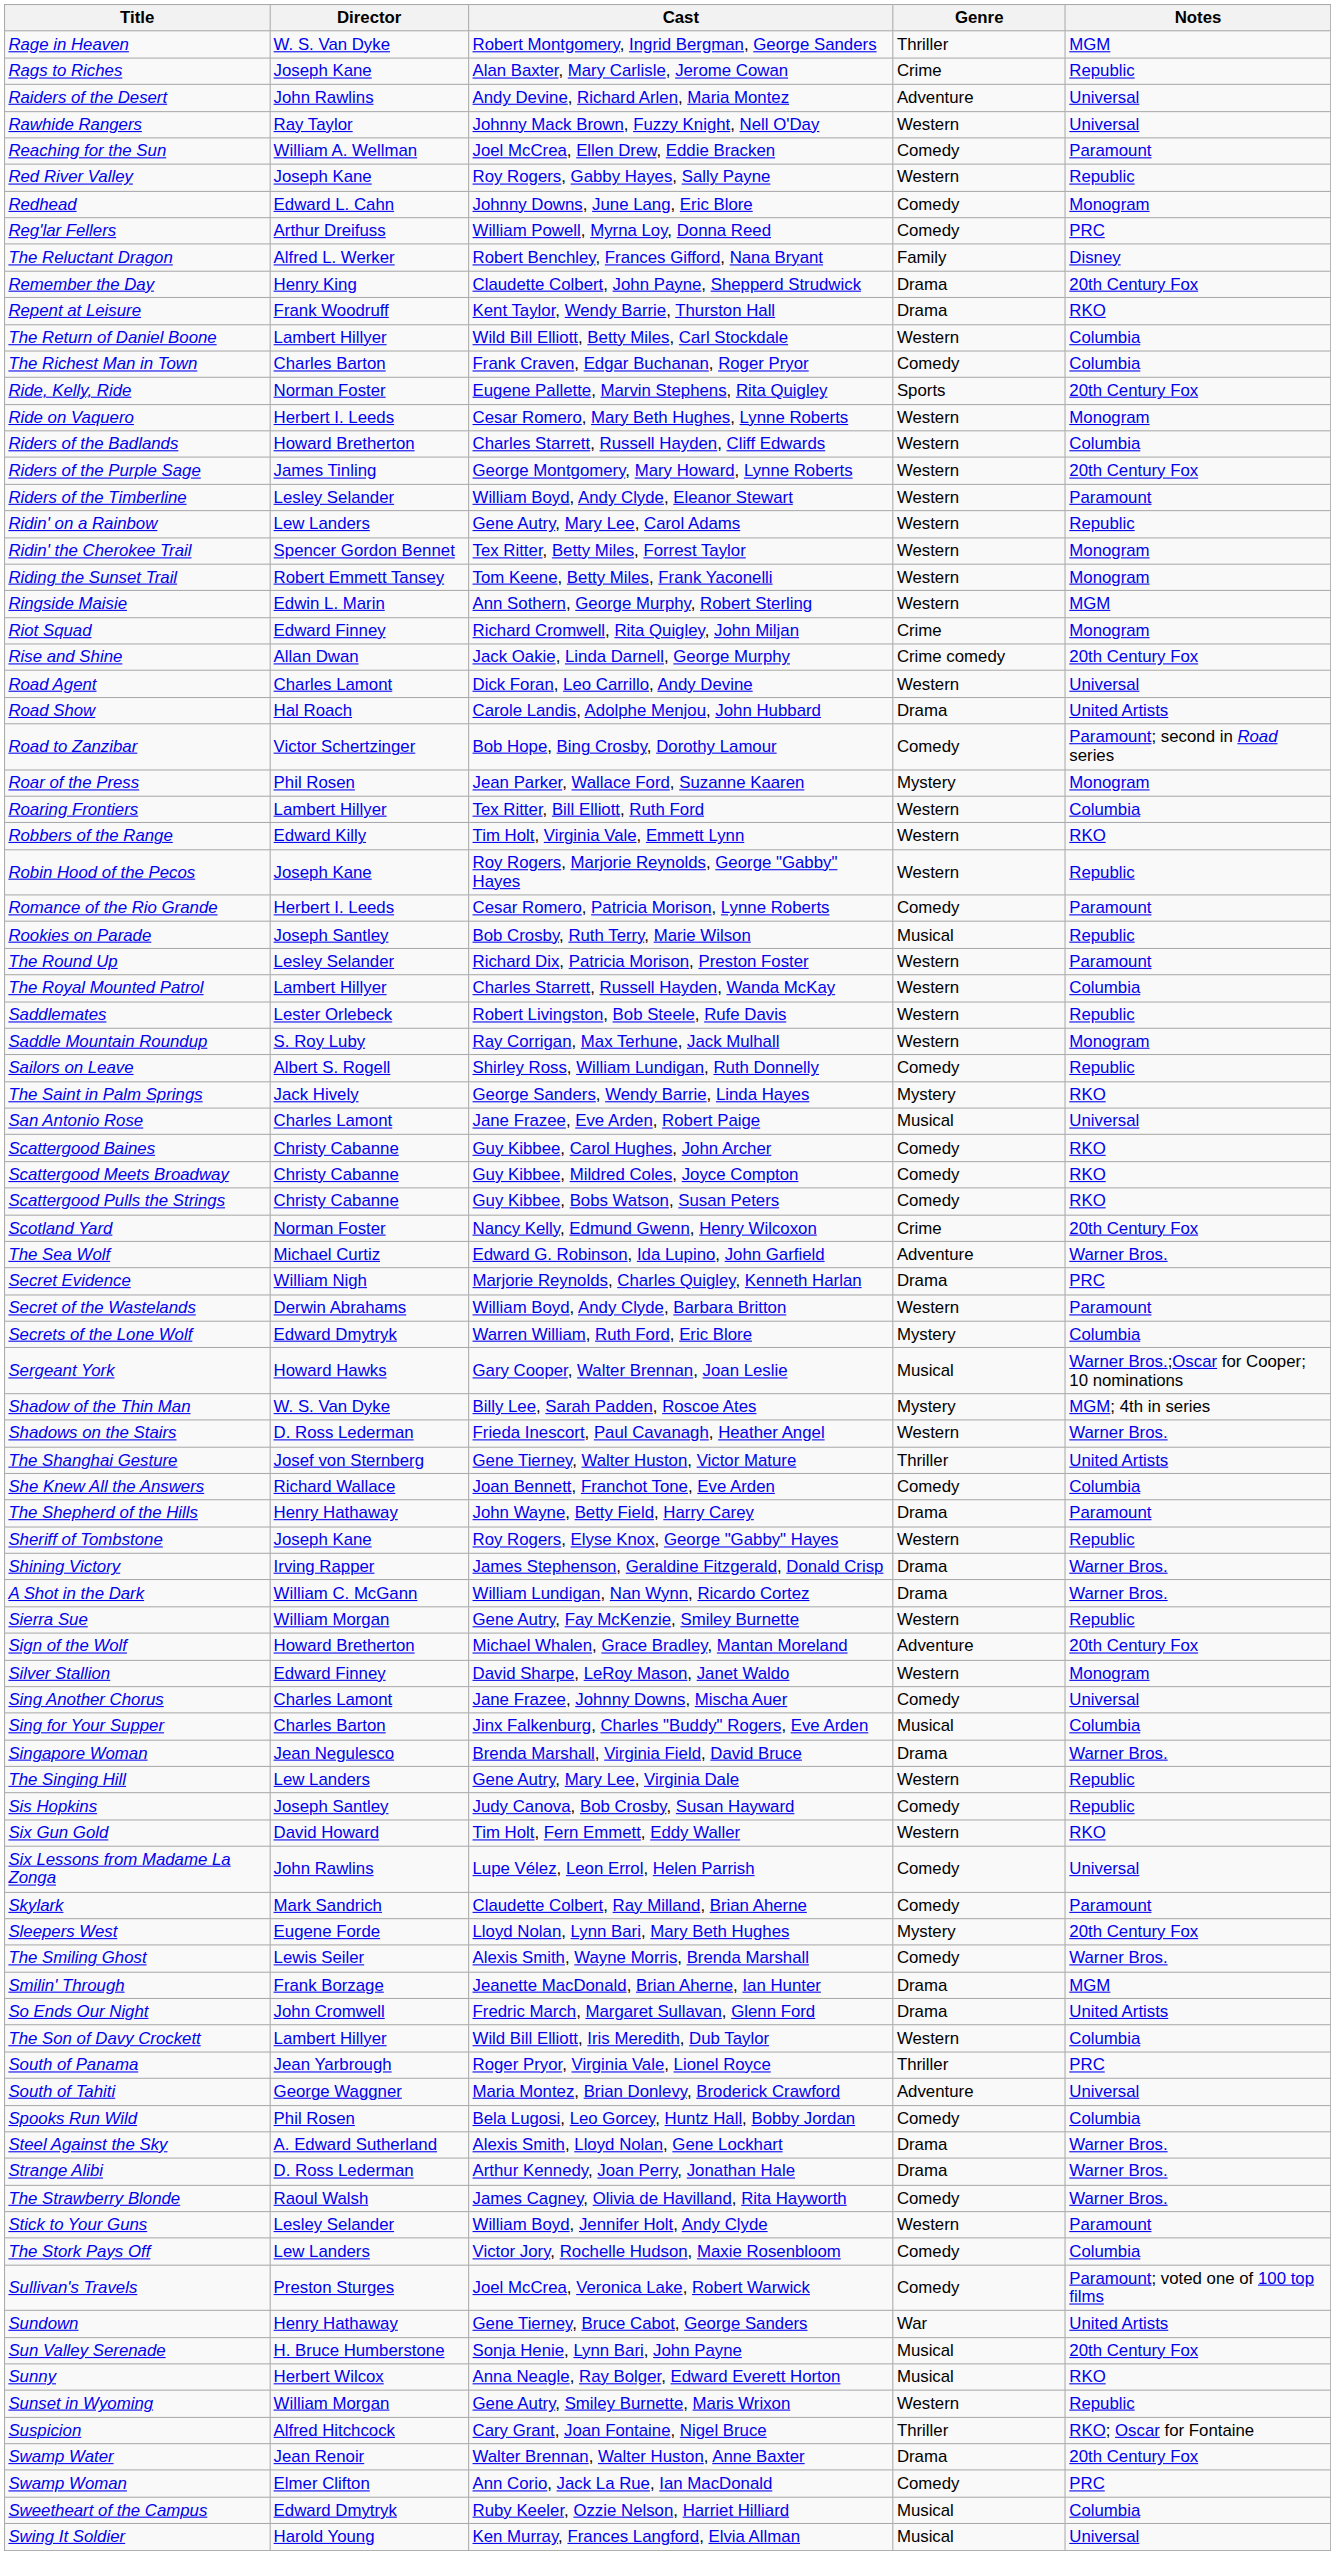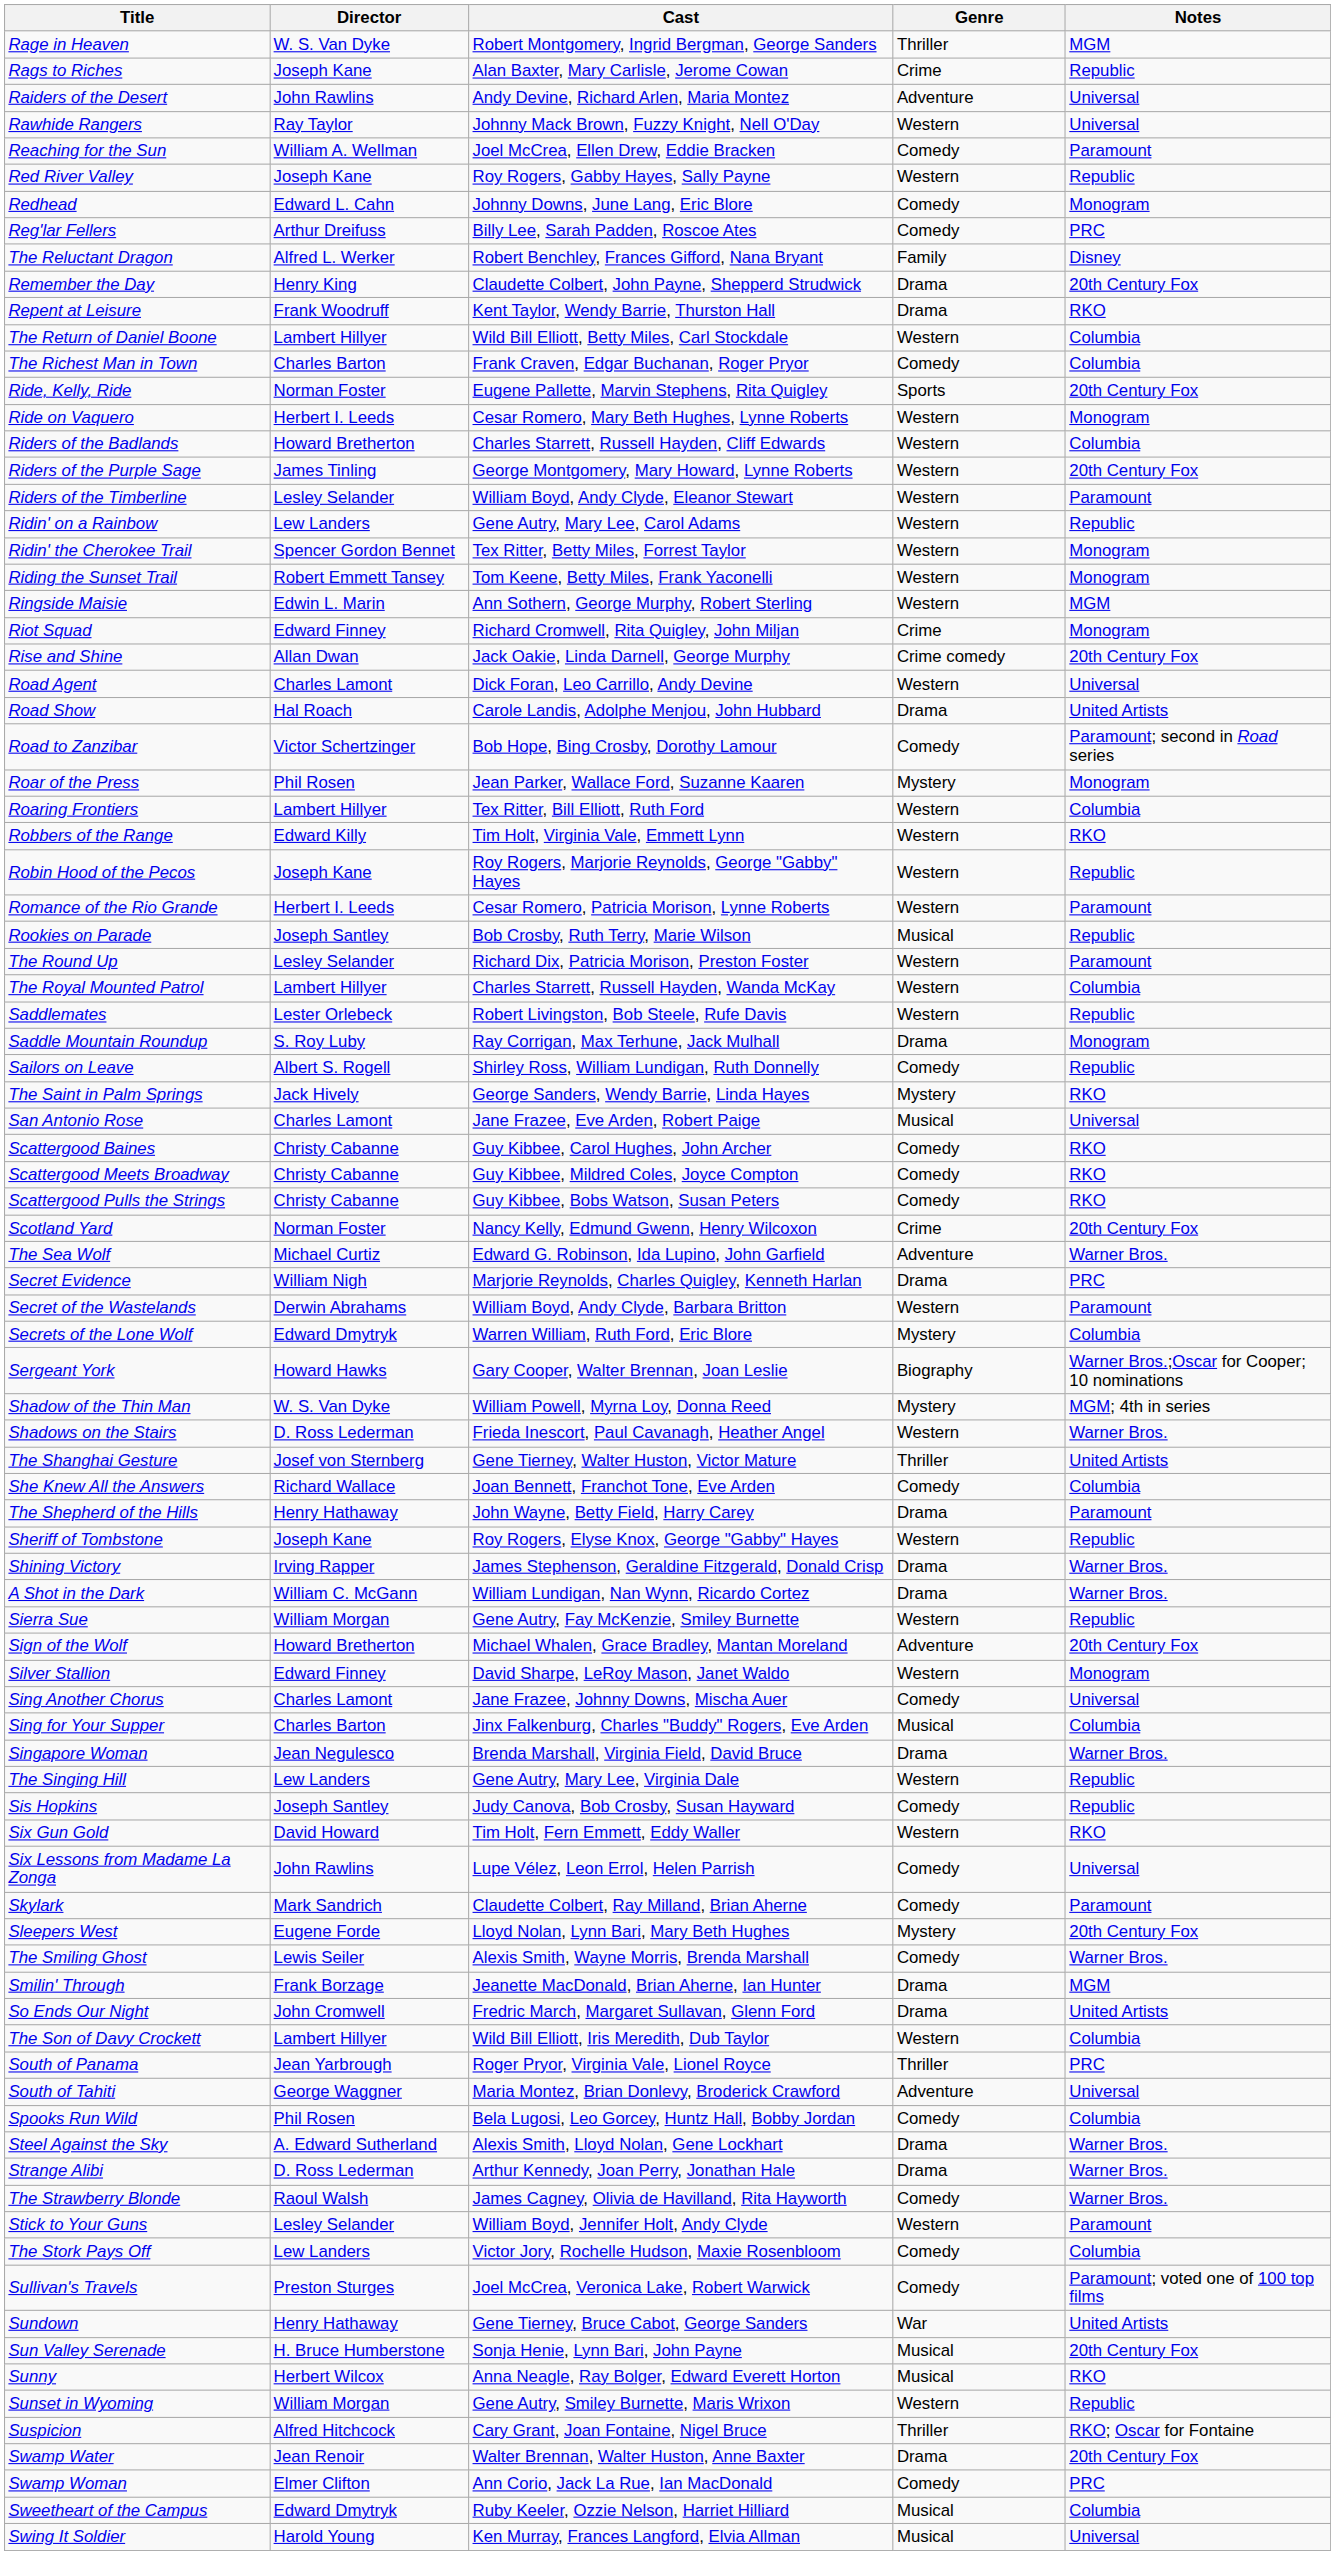(622, 230) William Powell, Myrna Loy, Donna Reed -> (614, 230) Billy Lee, Sarah Padden, Roscoe Ates
(928, 908) Comedy -> (928, 908) Western
(928, 1041) Western -> (922, 1041) Drama
(925, 1370) Musical -> (935, 1370) Biography
(614, 1406) Billy Lee, Sarah Padden, Roscoe Ates -> (622, 1406) William Powell, Myrna Loy, Donna Reed
